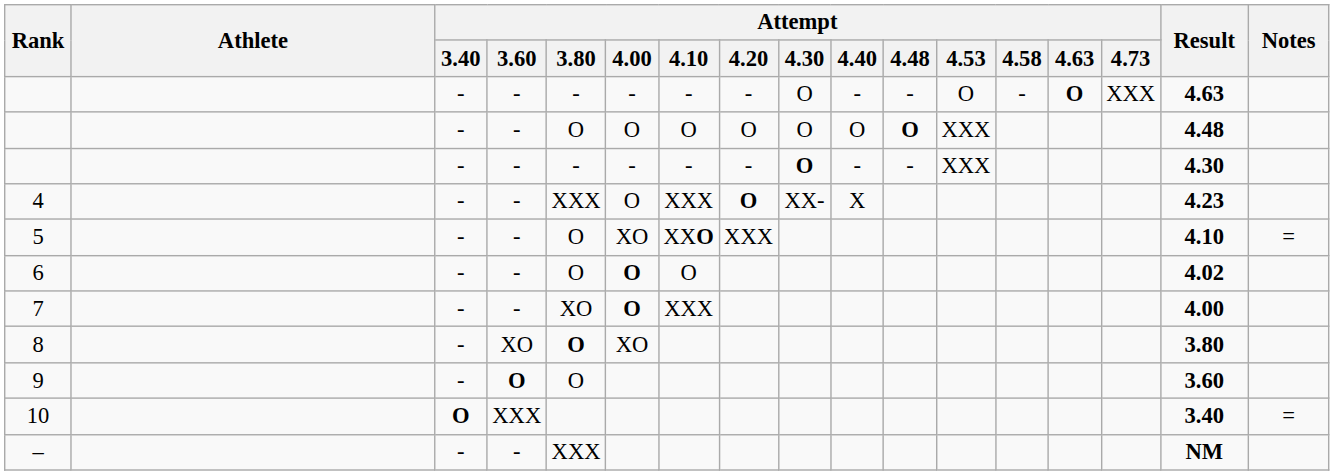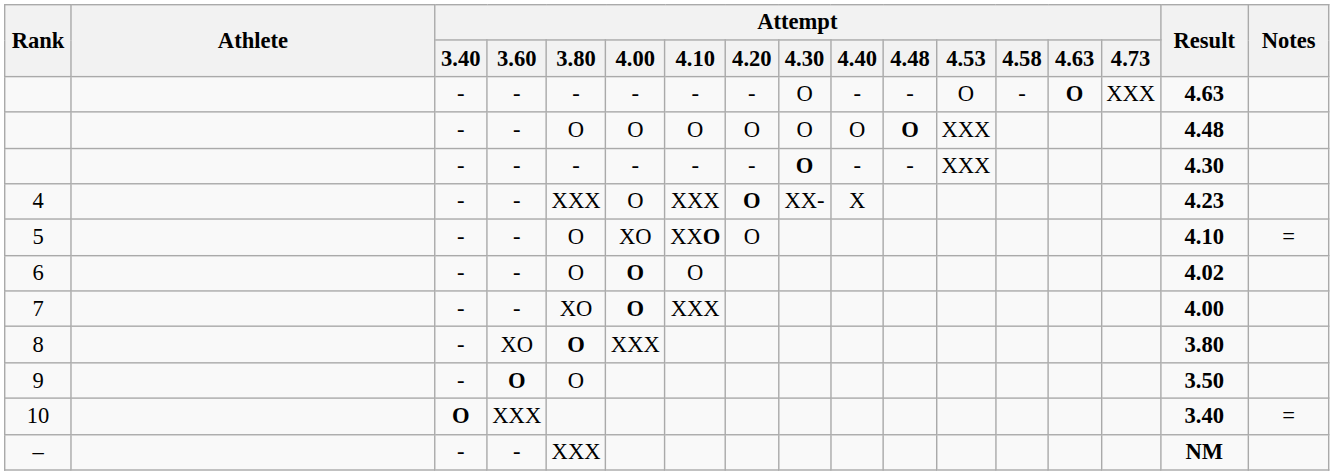(749, 237) XXX -> (752, 237) O
(632, 344) XO -> (635, 344) XXX
(1204, 380) 3.60 -> (1204, 380) 3.50
